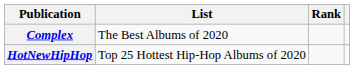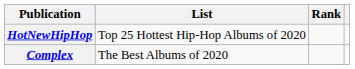rows swapped: (50, 34) <-> (50, 54)
